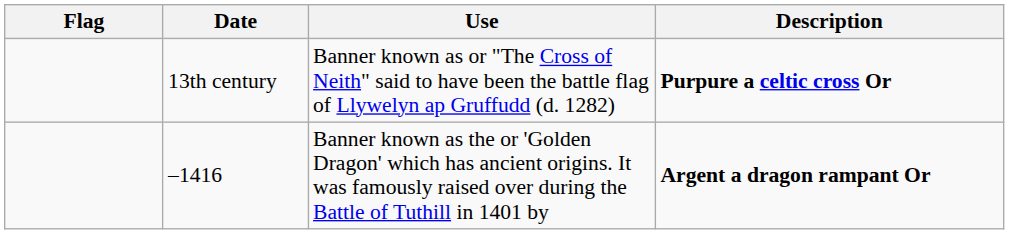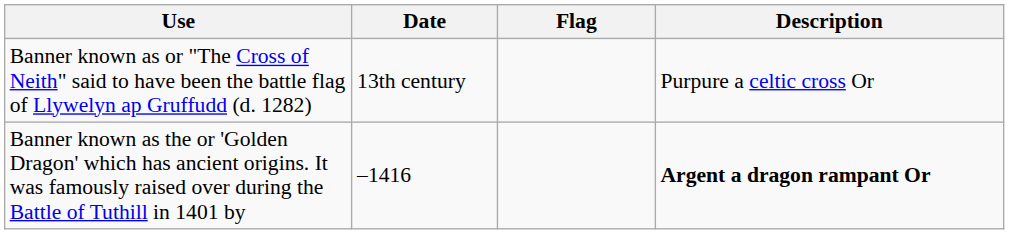columns swapped: (84, 21) <-> (482, 21)
(776, 80) bold -> (767, 80) normal
